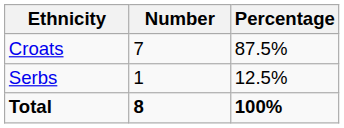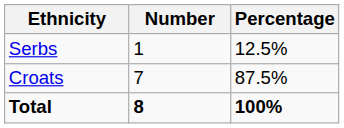rows swapped: (36, 48) <-> (33, 78)
